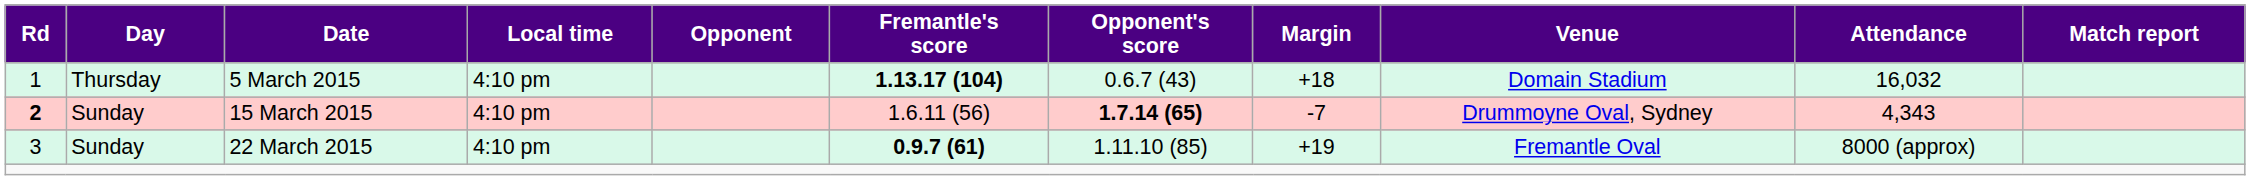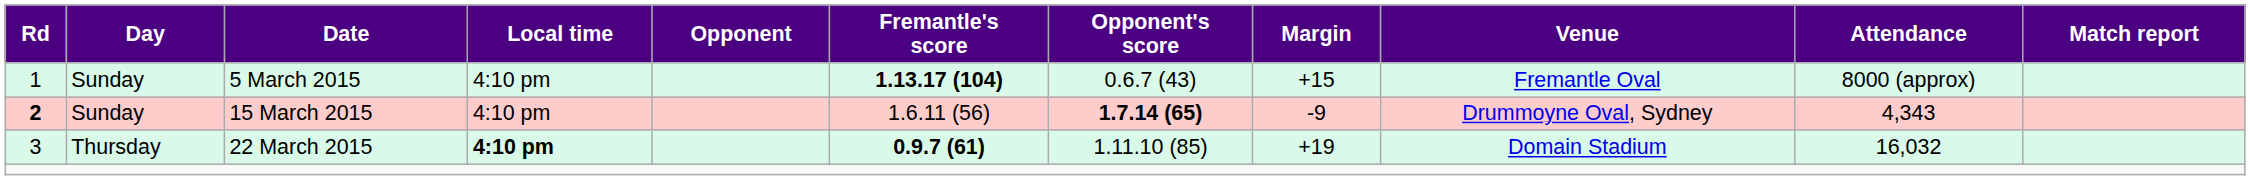(116, 80) Thursday -> (108, 80) Sunday
(1316, 80) +18 -> (1316, 80) +15
(1587, 80) Domain Stadium -> (1587, 80) Fremantle Oval
(1909, 80) 16,032 -> (1909, 80) 8000 (approx)
(1316, 114) -7 -> (1316, 114) -9
(108, 148) Sunday -> (116, 148) Thursday
(512, 148) normal -> (513, 148) bold
(1587, 148) Fremantle Oval -> (1587, 148) Domain Stadium
(1909, 148) 8000 (approx) -> (1909, 148) 16,032
